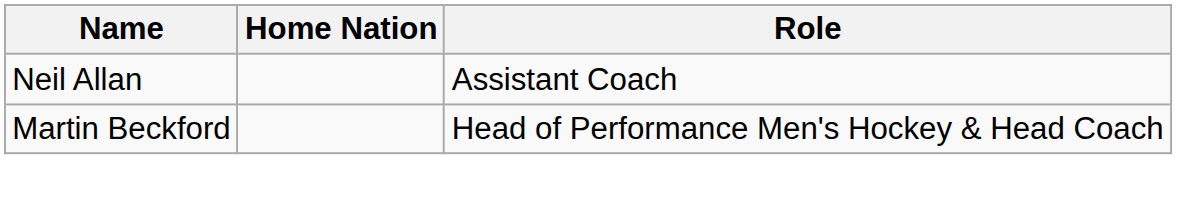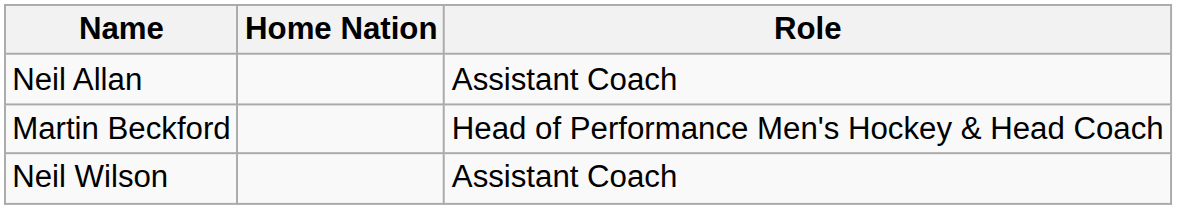+ row: (90, 177)
